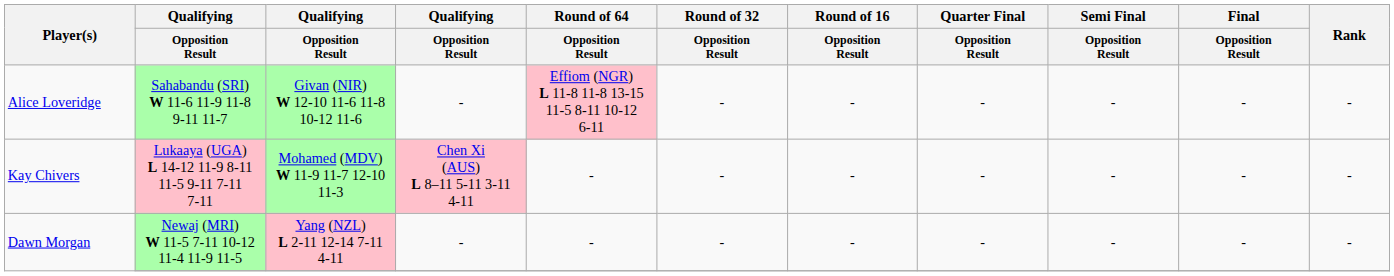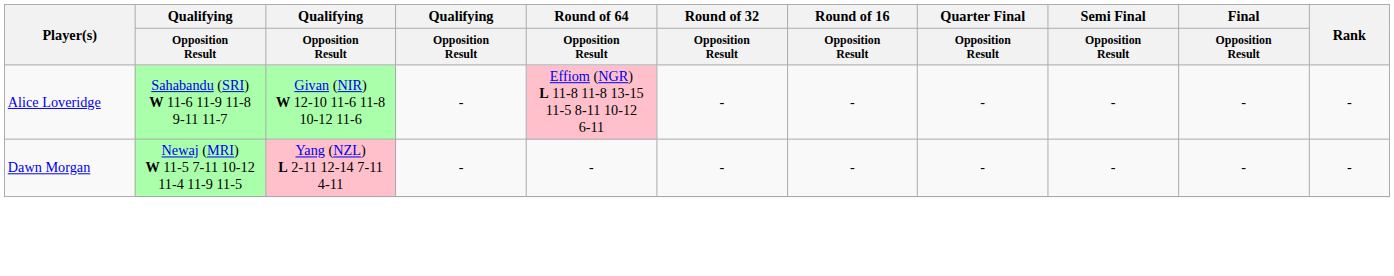- row: (44, 176)
